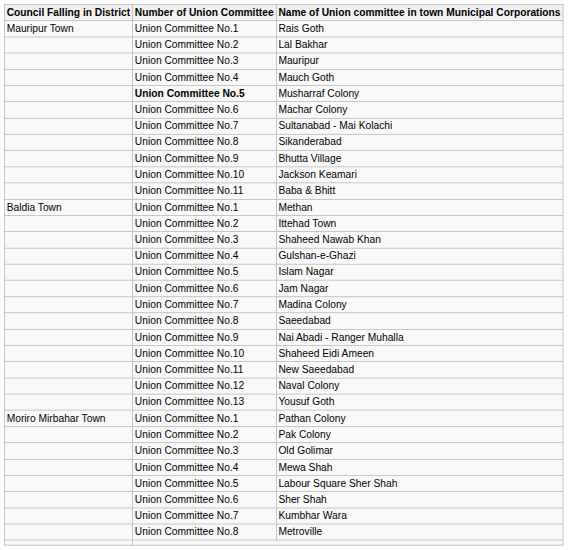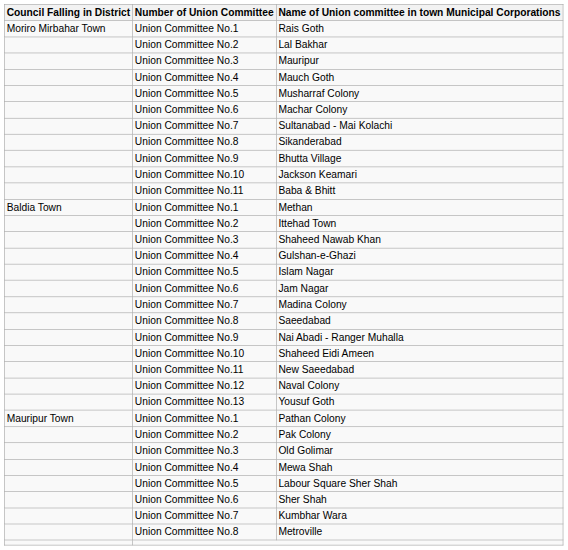(40, 28) Mauripur Town -> (56, 28) Moriro Mirbahar Town
(190, 93) bold -> (187, 93) normal
(56, 418) Moriro Mirbahar Town -> (40, 418) Mauripur Town
